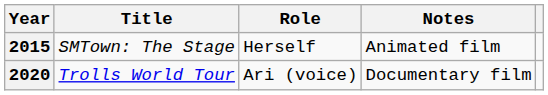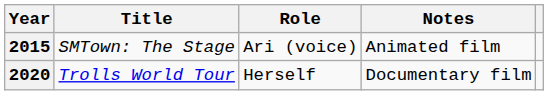(279, 47) Herself -> (300, 47) Ari (voice)
(300, 75) Ari (voice) -> (279, 75) Herself
